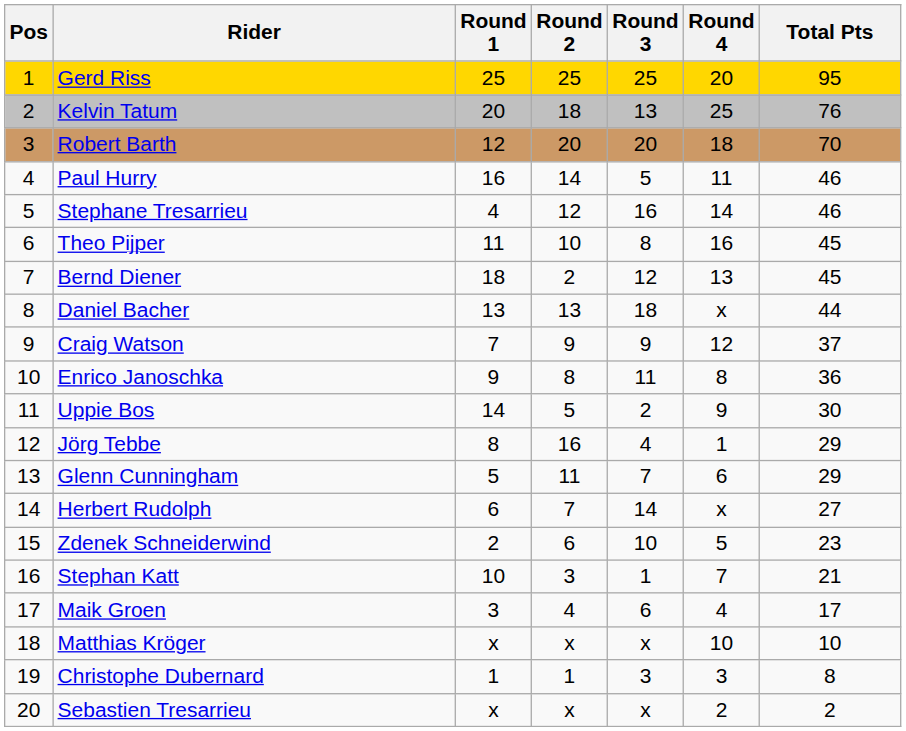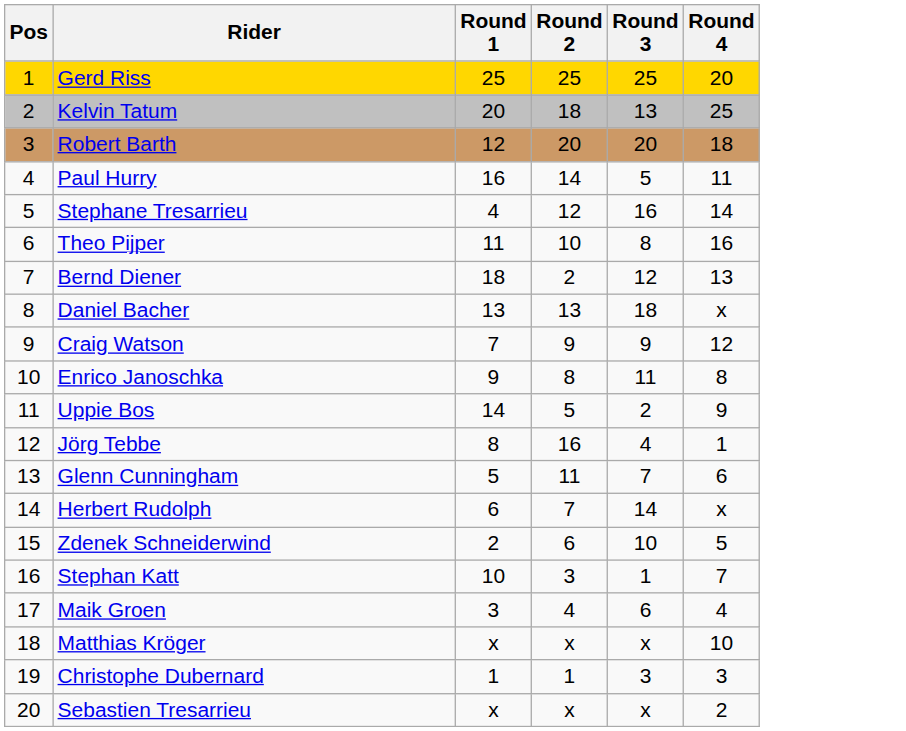- column: (830, 32)
